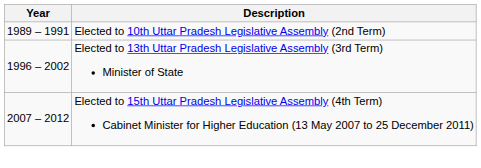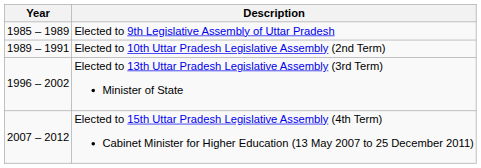+ row: (205, 31)
